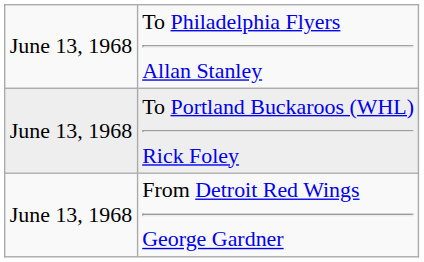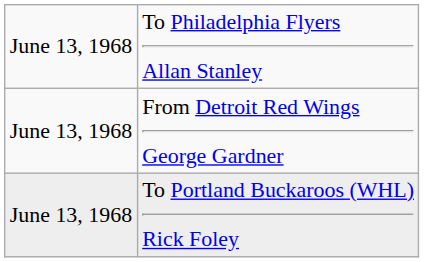rows swapped: (278, 130) <-> (278, 214)
